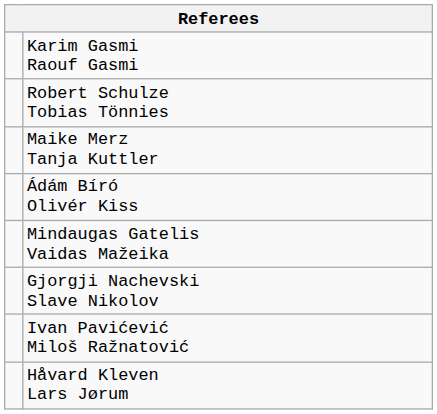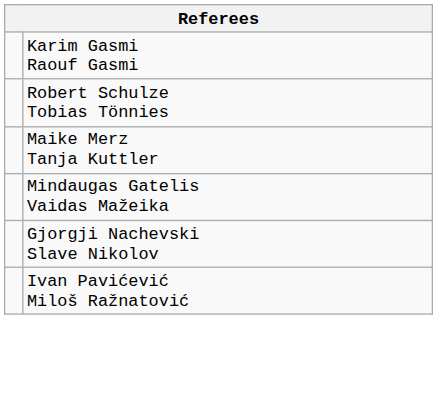- row: (83, 197)
- row: (93, 385)
